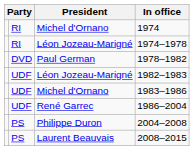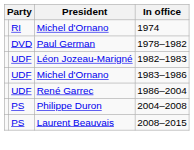- row: (162, 43)
